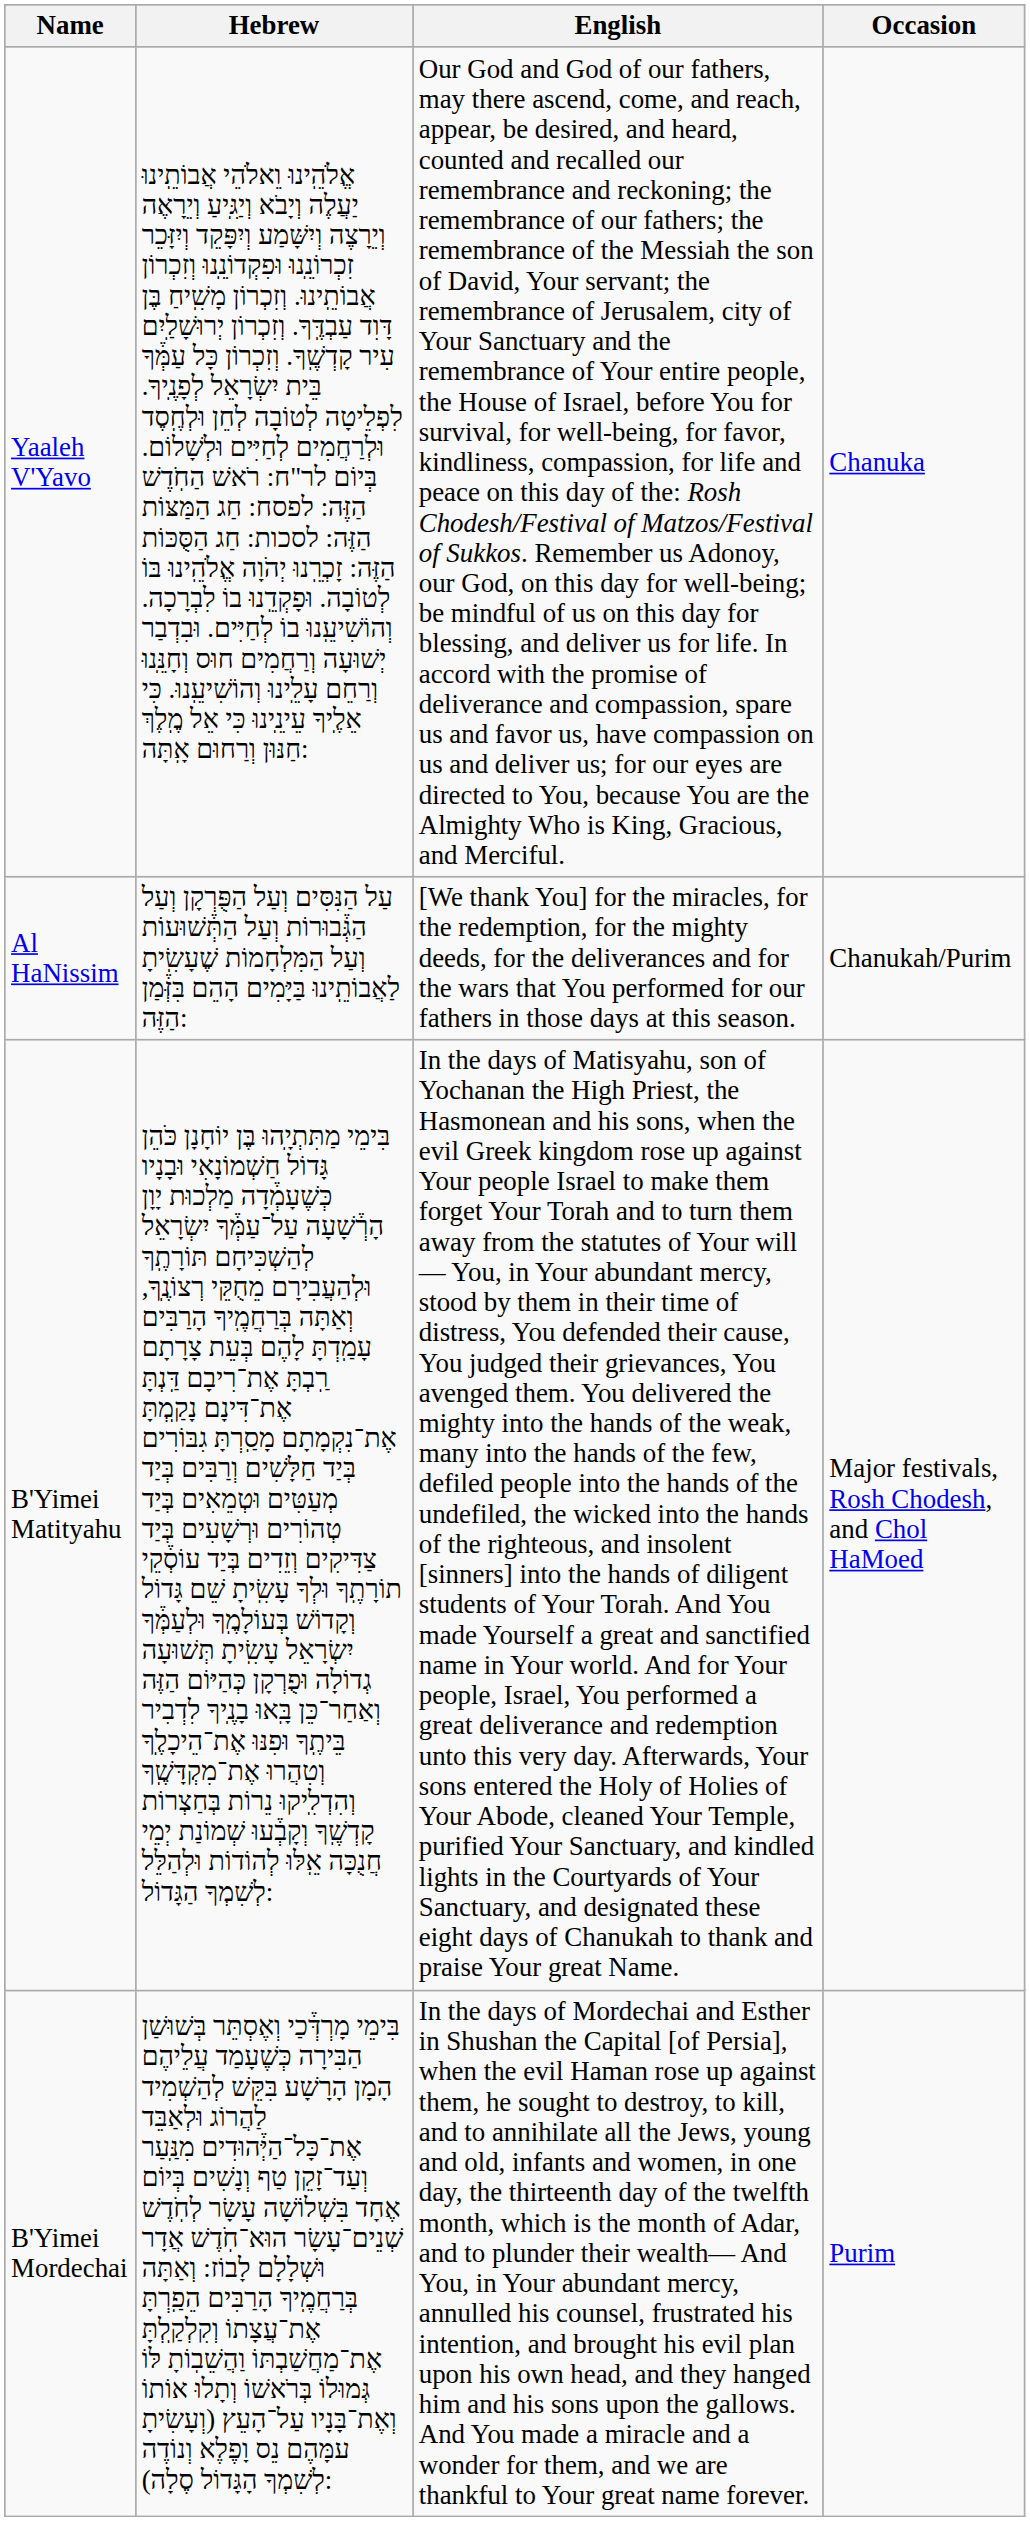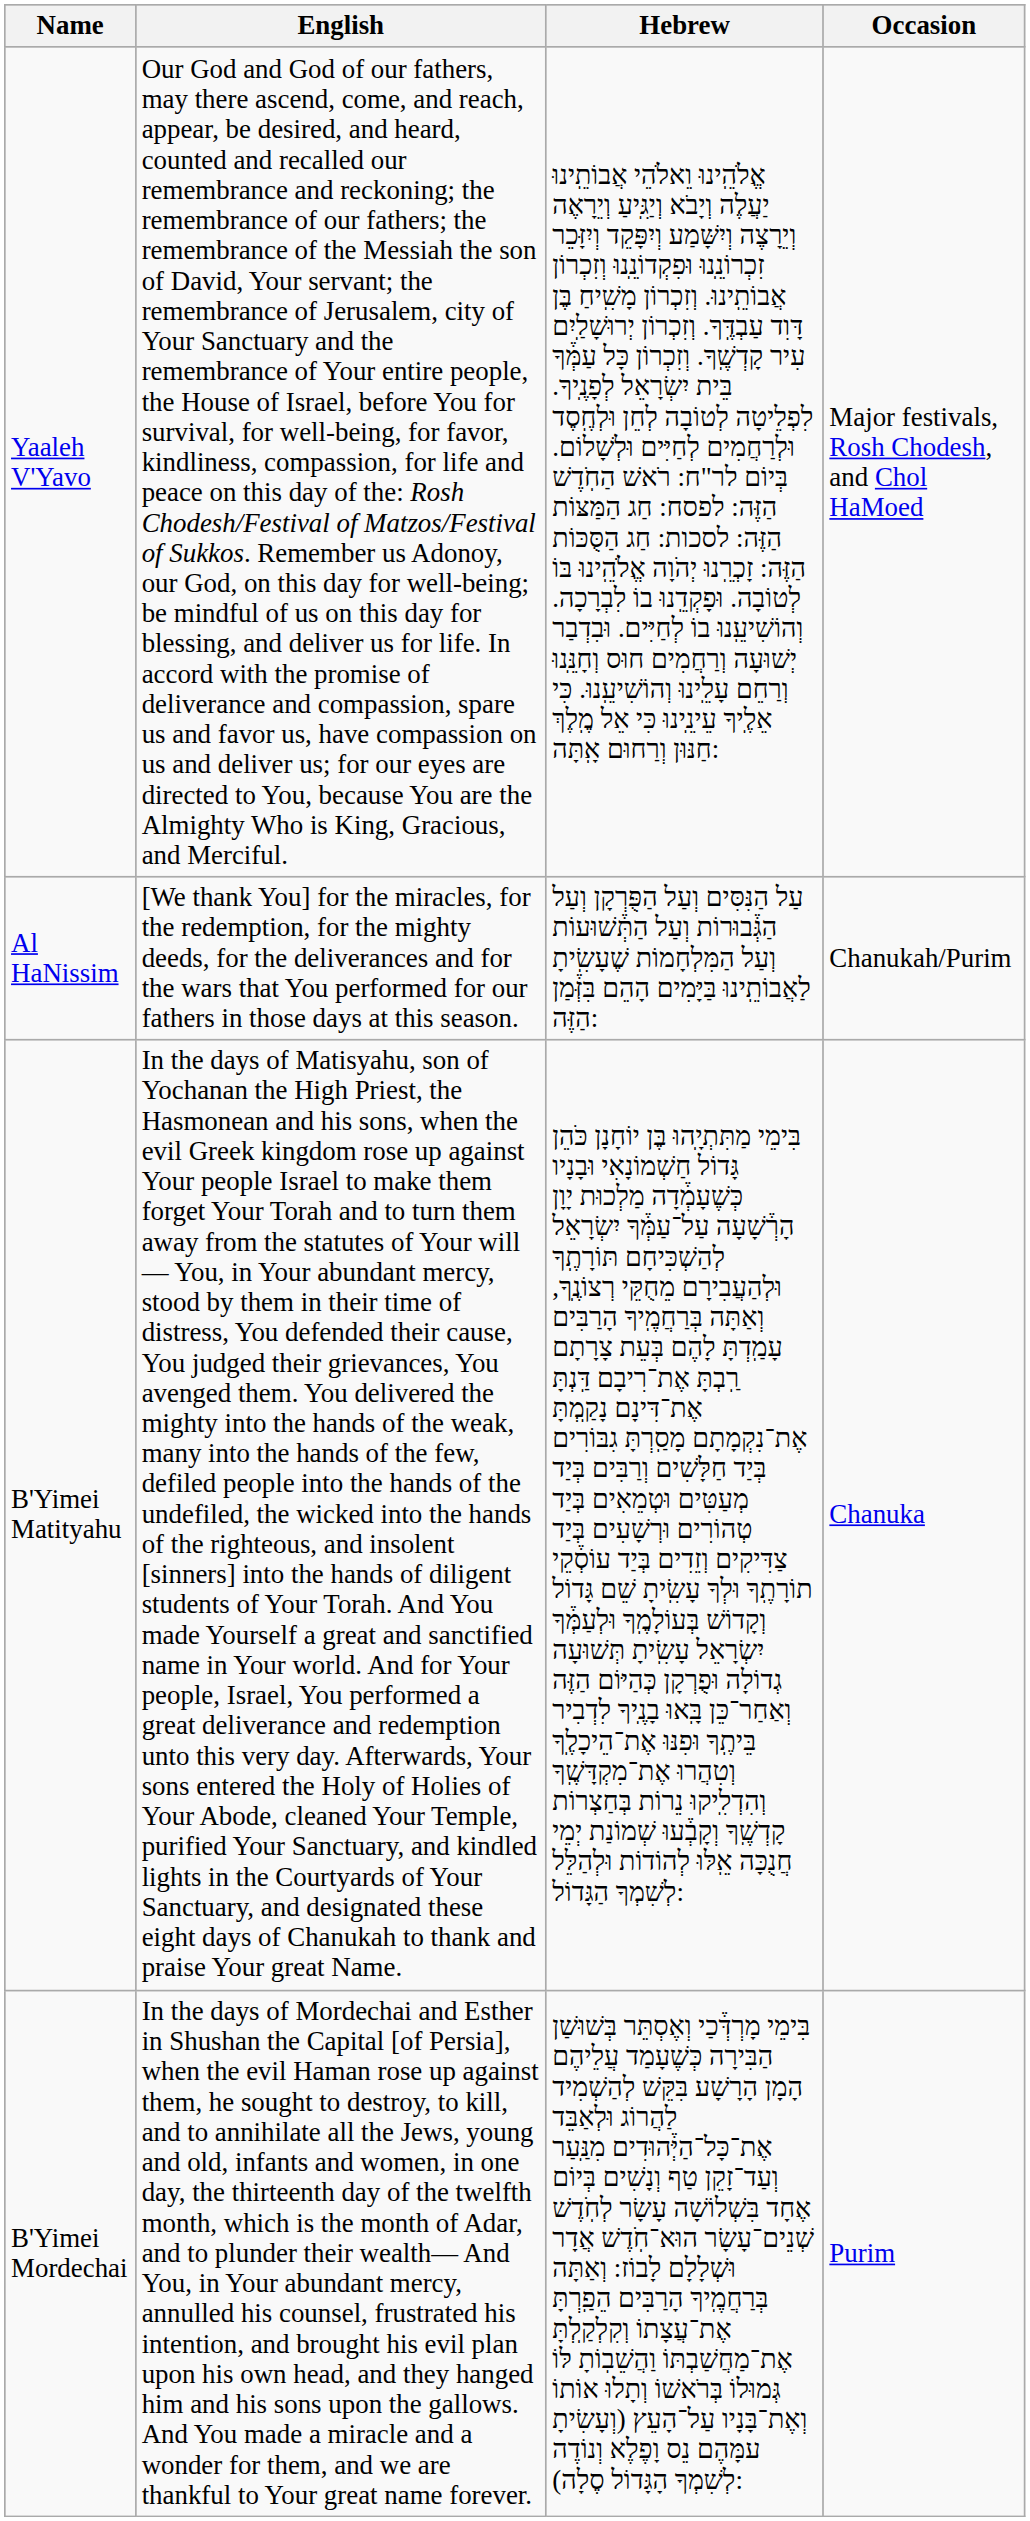columns swapped: (274, 25) <-> (618, 25)
(877, 461) Chanuka -> (914, 461) Major festivals, Rosh Chodesh, and Chol HaMoed
(914, 1514) Major festivals, Rosh Chodesh, and Chol HaMoed -> (877, 1514) Chanuka
